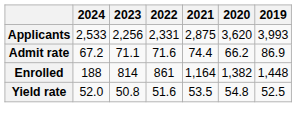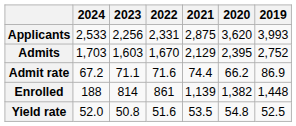+ row: (39, 53)
(200, 73) 1,164 -> (200, 92) 1,139
